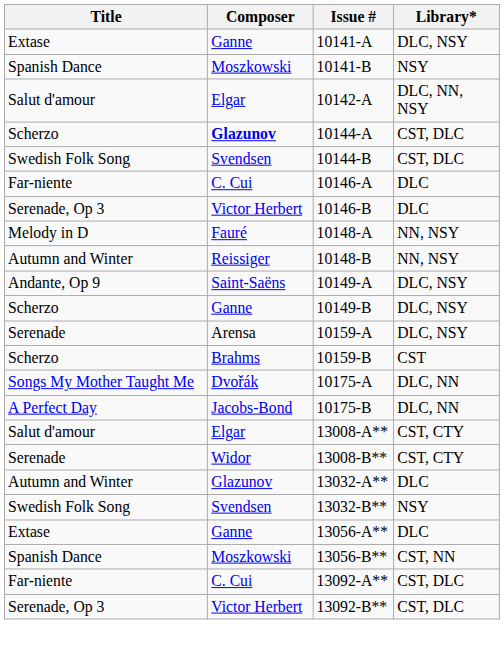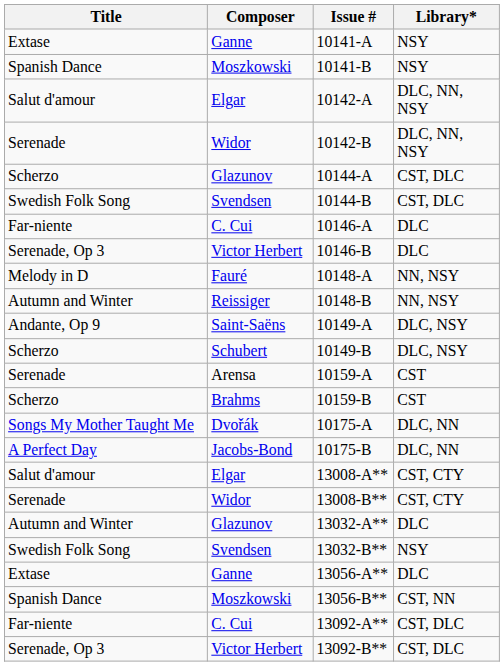(433, 41) DLC, NSY -> (413, 41) NSY
+ row: (344, 142)
(244, 134) bold -> (242, 176) normal
(232, 308) Ganne -> (239, 350) Schubert
(433, 332) DLC, NSY -> (412, 375) CST
